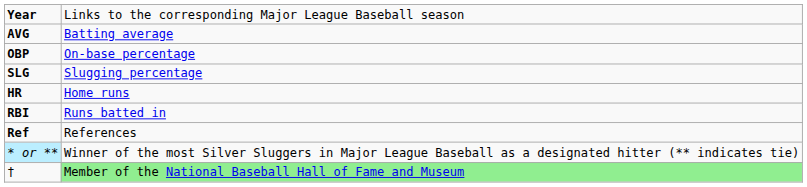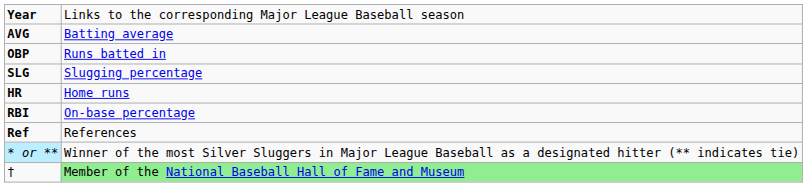(130, 54) On-base percentage -> (115, 54) Runs batted in
(115, 113) Runs batted in -> (130, 113) On-base percentage
